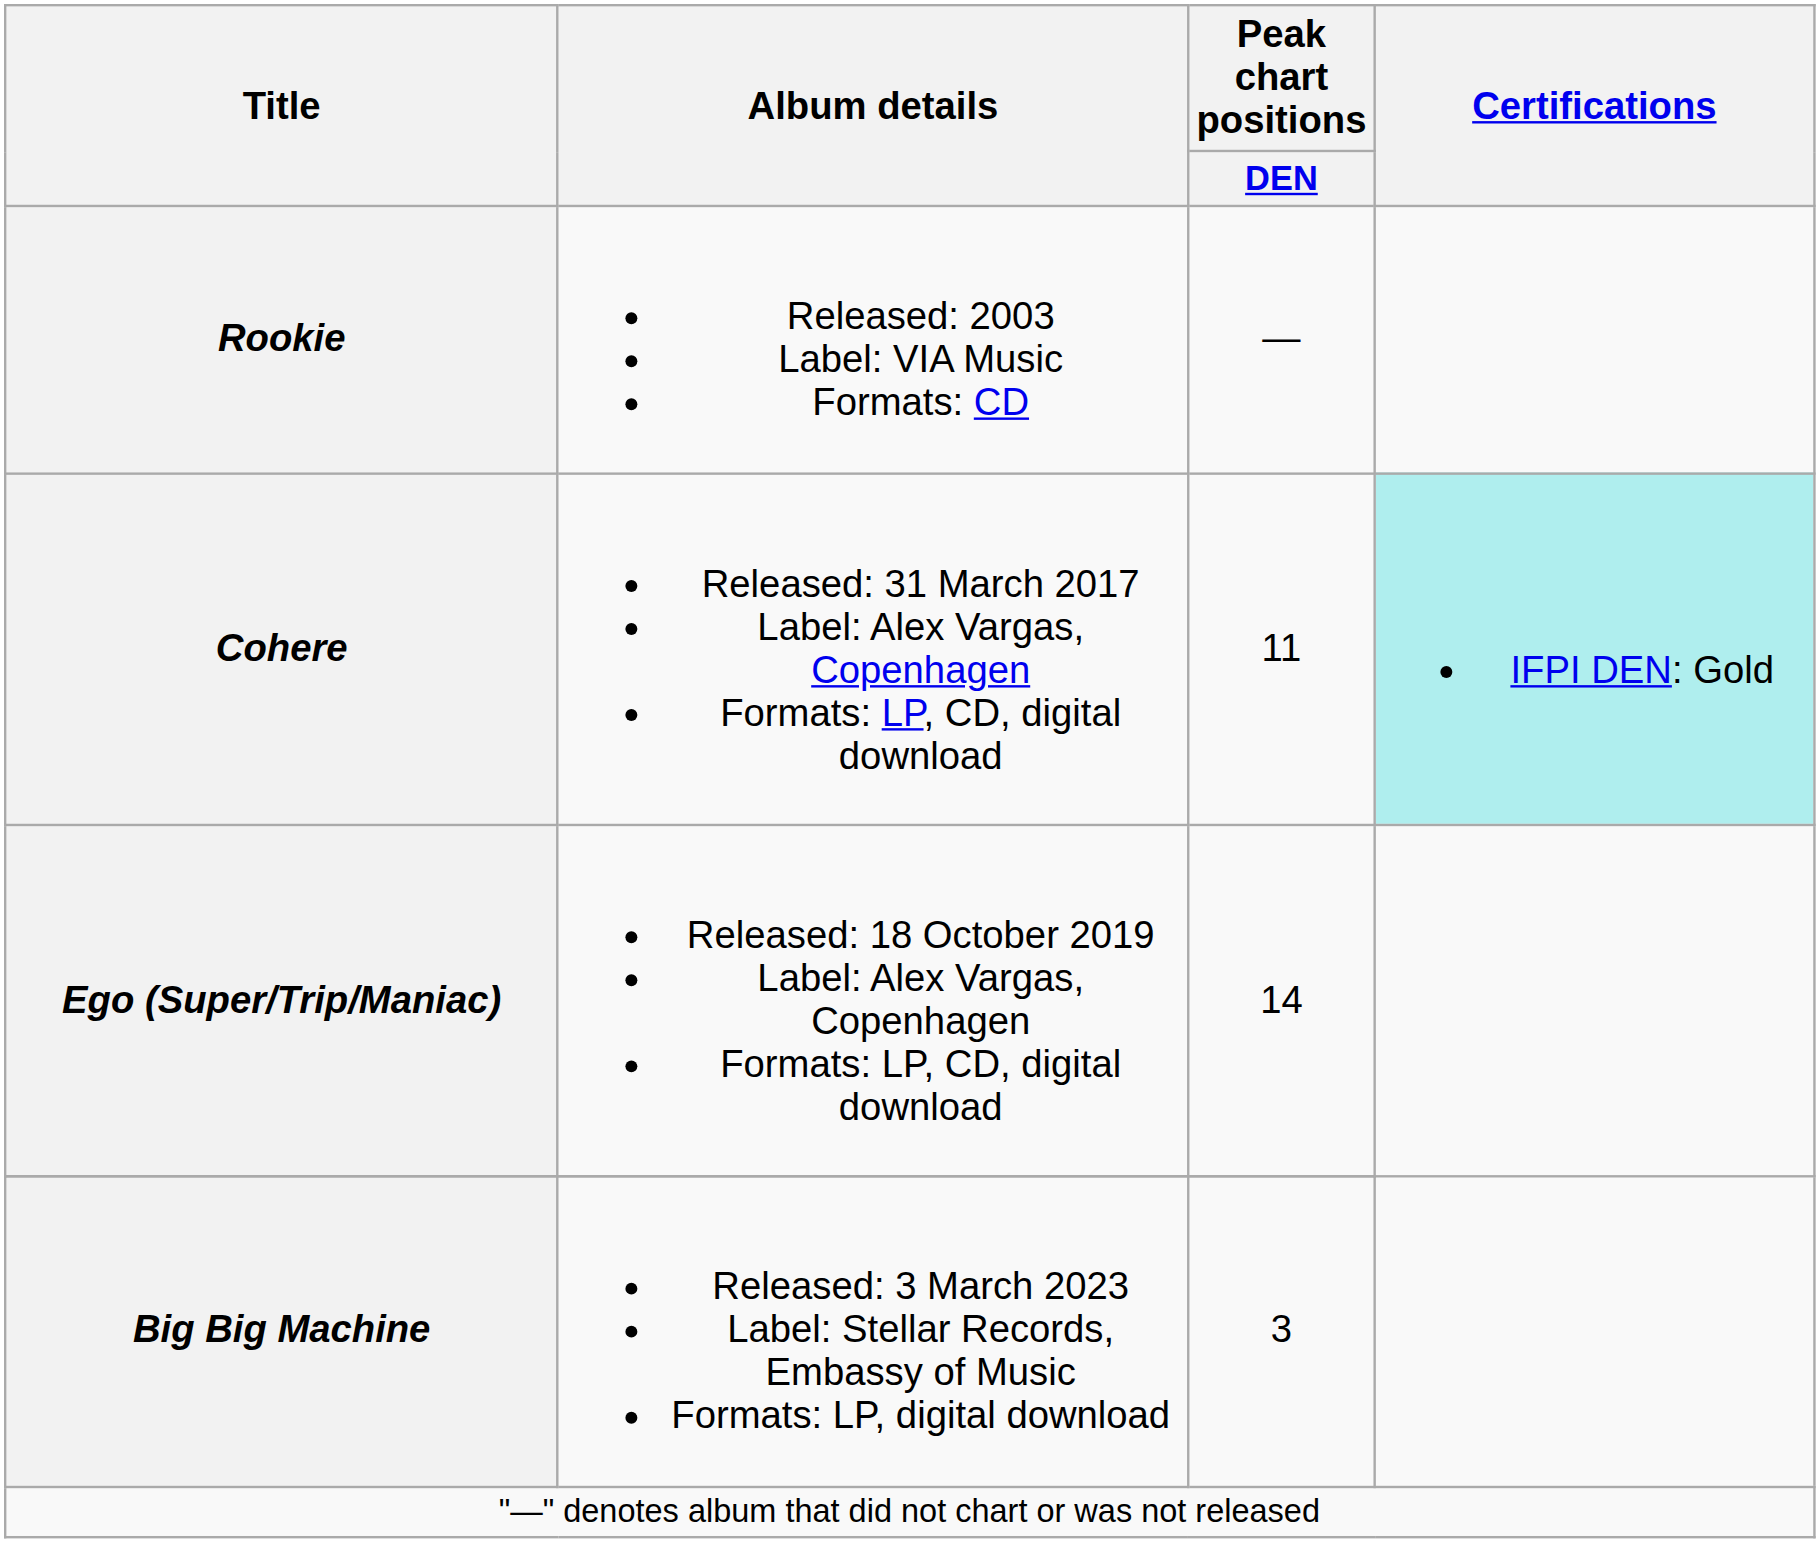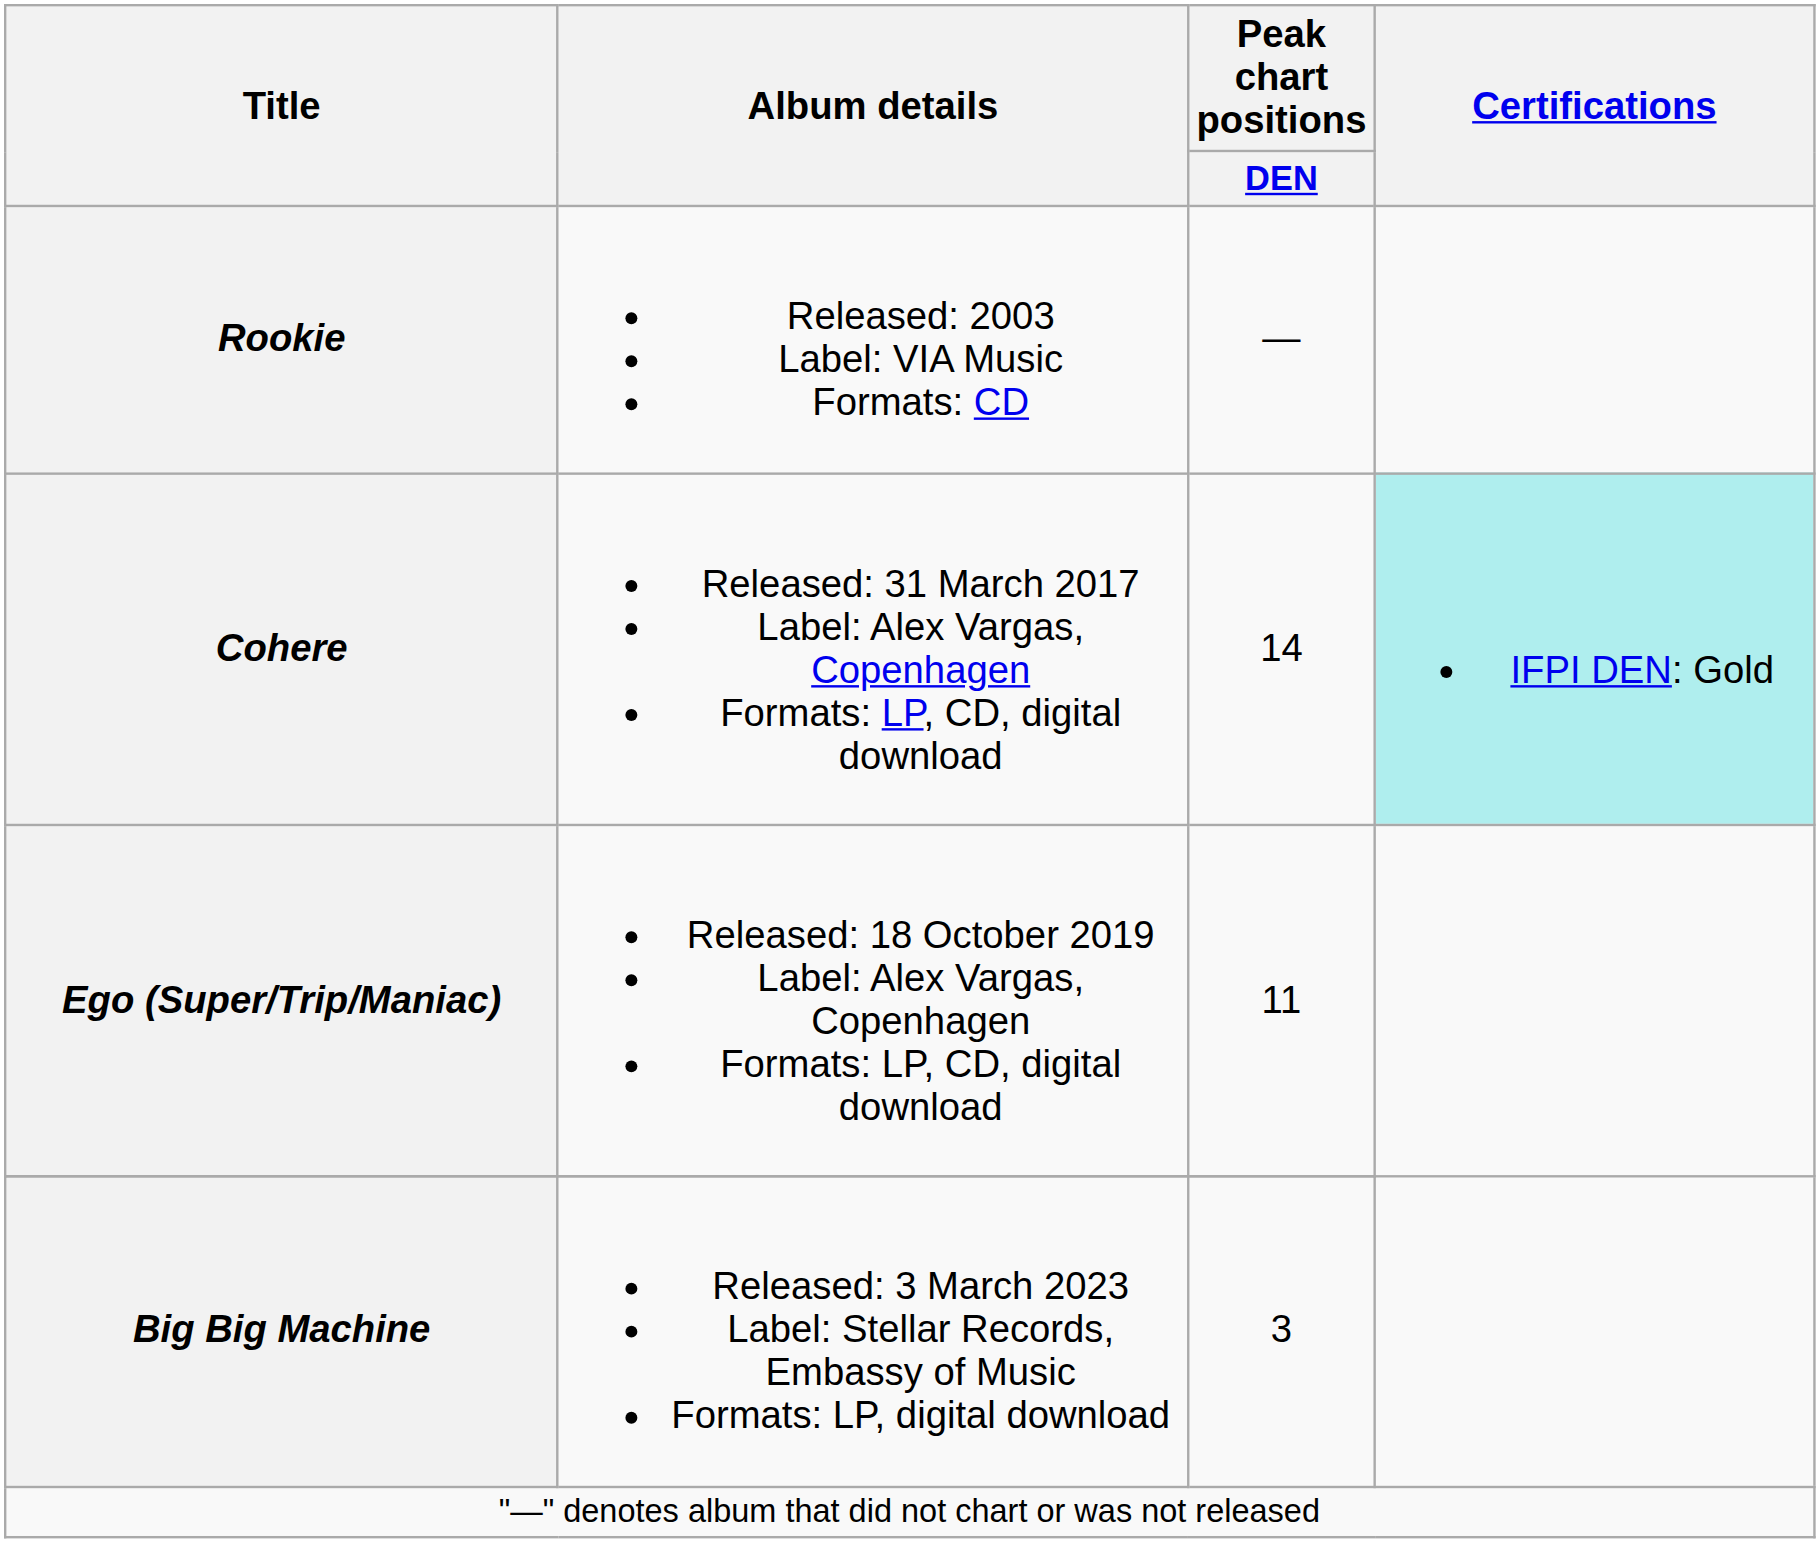(1281, 647) 11 -> (1281, 647) 14
(1281, 1000) 14 -> (1281, 1000) 11
